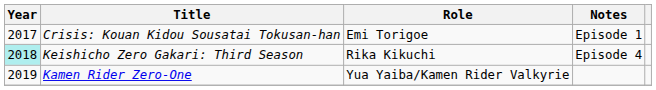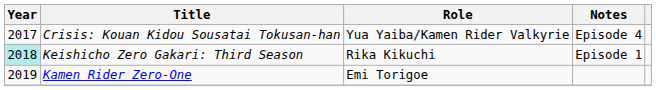(387, 35) Emi Torigoe -> (458, 35) Yua Yaiba/Kamen Rider Valkyrie
(609, 35) Episode 1 -> (609, 35) Episode 4
(609, 55) Episode 4 -> (609, 55) Episode 1
(458, 75) Yua Yaiba/Kamen Rider Valkyrie -> (387, 75) Emi Torigoe
